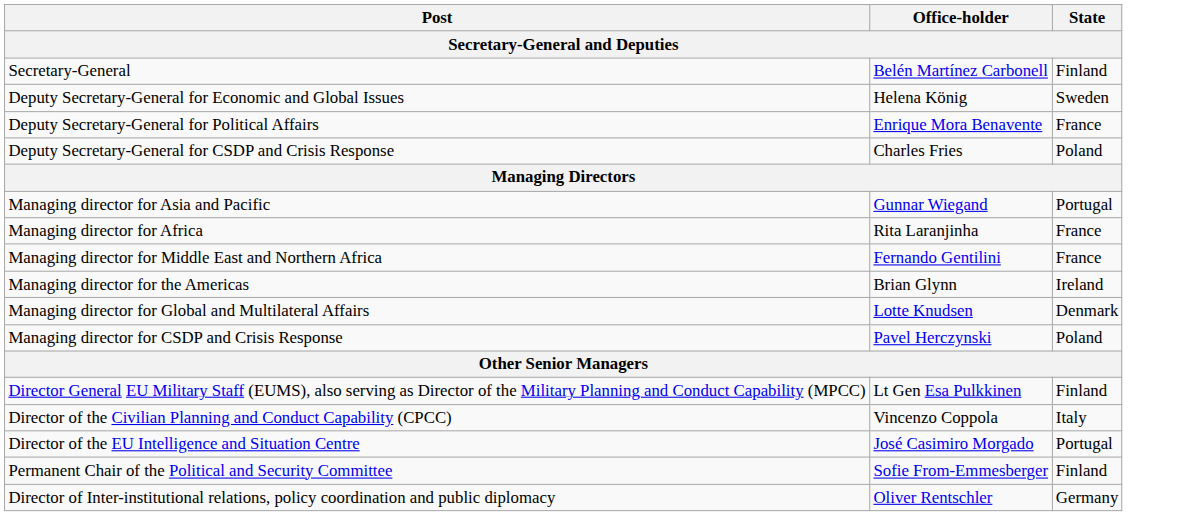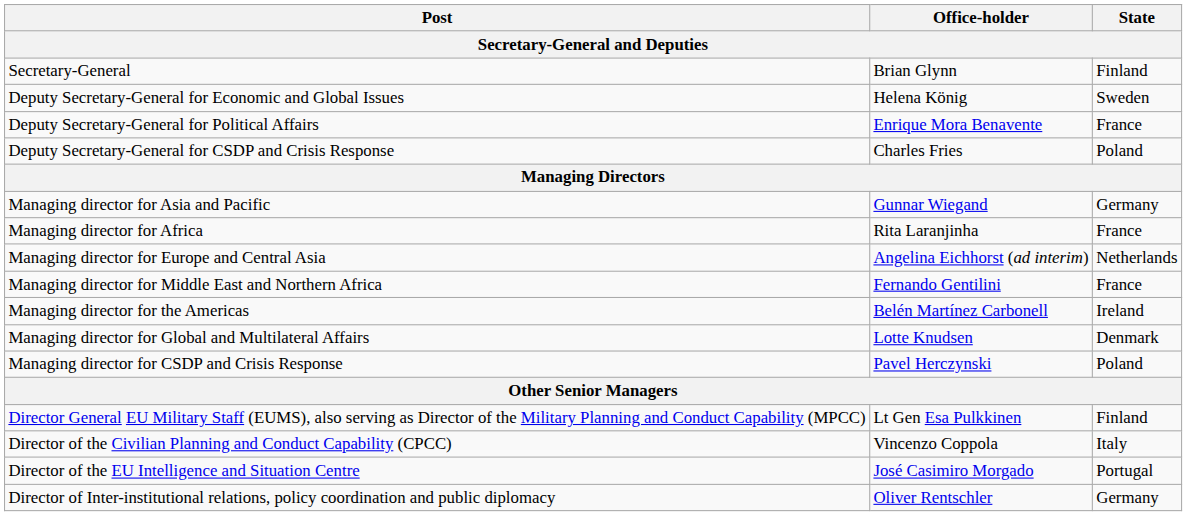(961, 71) Belén Martínez Carbonell -> (915, 71) Brian Glynn
(1084, 204) Portugal -> (1128, 204) Germany
+ row: (167, 257)
(915, 284) Brian Glynn -> (961, 310) Belén Martínez Carbonell
- row: (200, 470)
